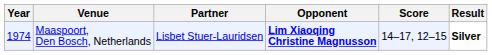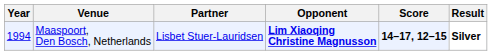(19, 36) 1974 -> (19, 36) 1994
(414, 36) normal -> (414, 36) bold
